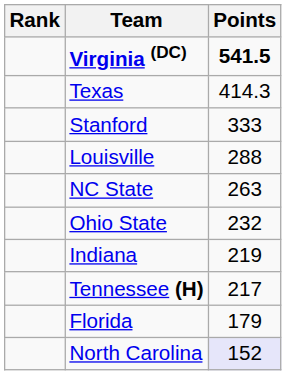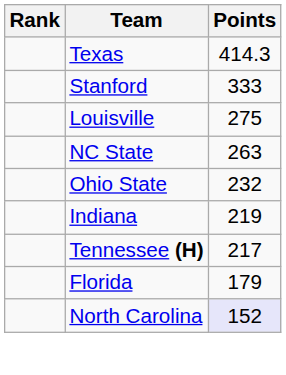- row: (128, 56)
(245, 157) 288 -> (245, 119) 275
